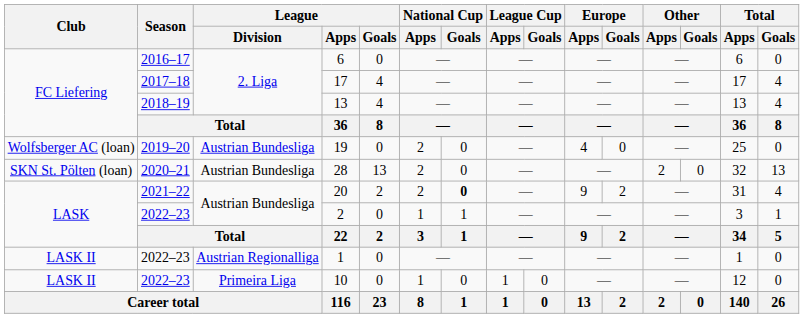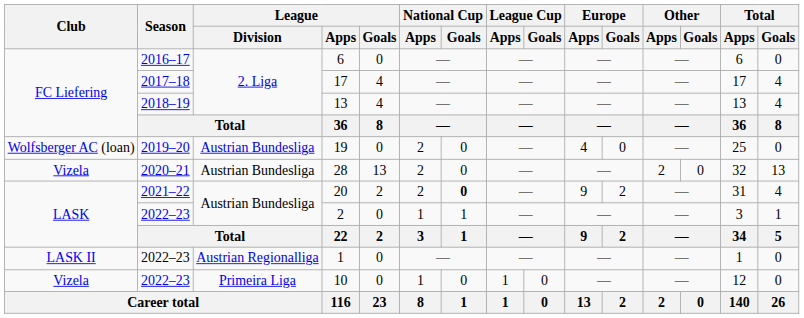(71, 170) SKN St. Pölten (loan) -> (71, 170) Vizela
(71, 280) LASK II -> (71, 280) Vizela
